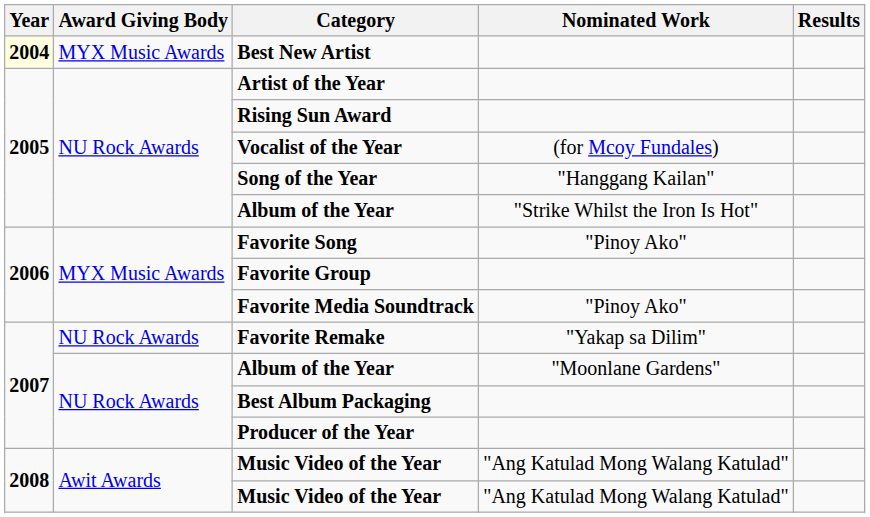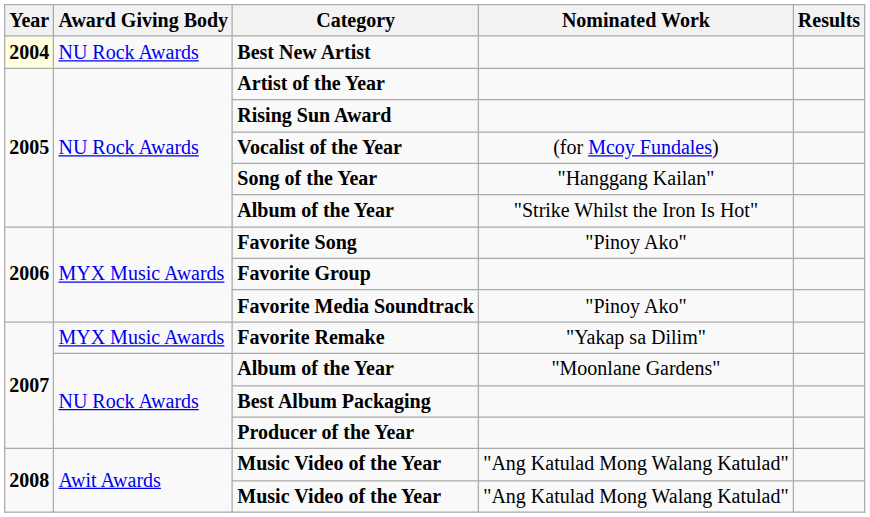(141, 52) MYX Music Awards -> (129, 52) NU Rock Awards
(129, 337) NU Rock Awards -> (141, 337) MYX Music Awards
